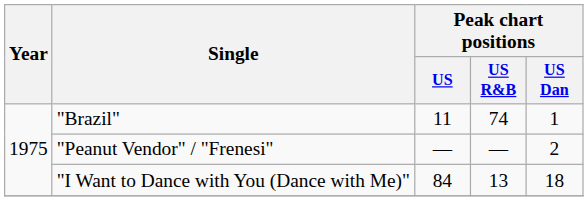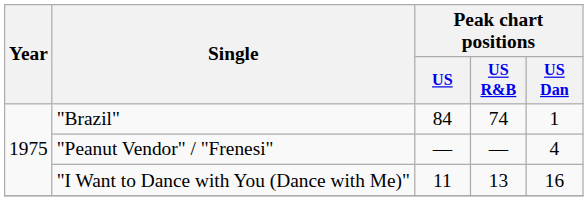(442, 118) 11 -> (442, 118) 84
(554, 149) 2 -> (554, 149) 4
(442, 180) 84 -> (442, 180) 11
(554, 180) 18 -> (554, 180) 16
